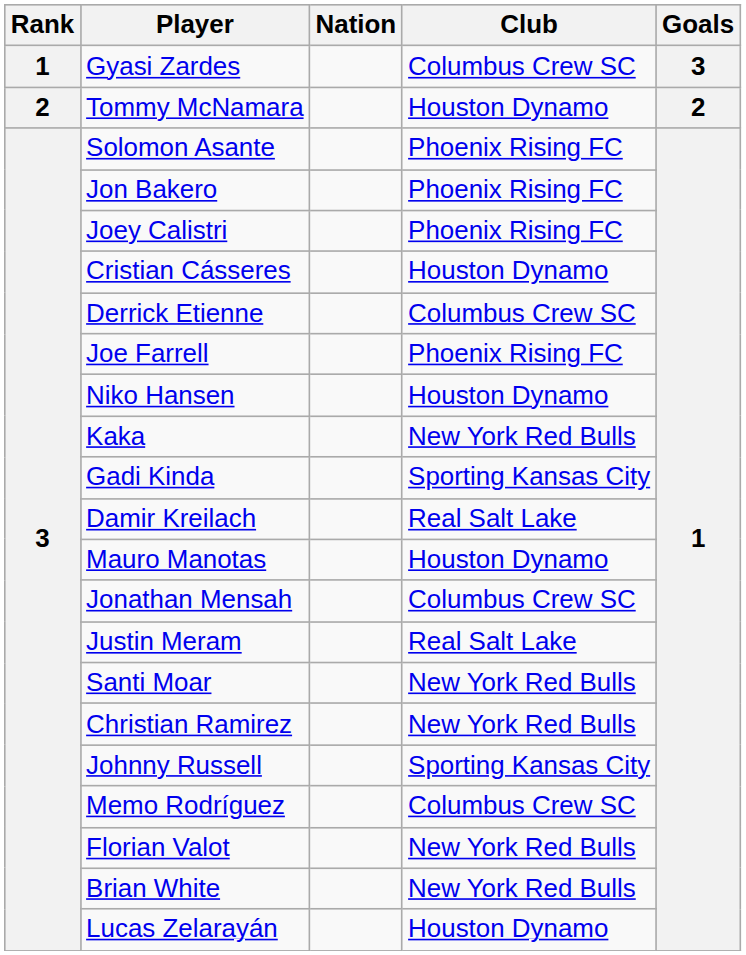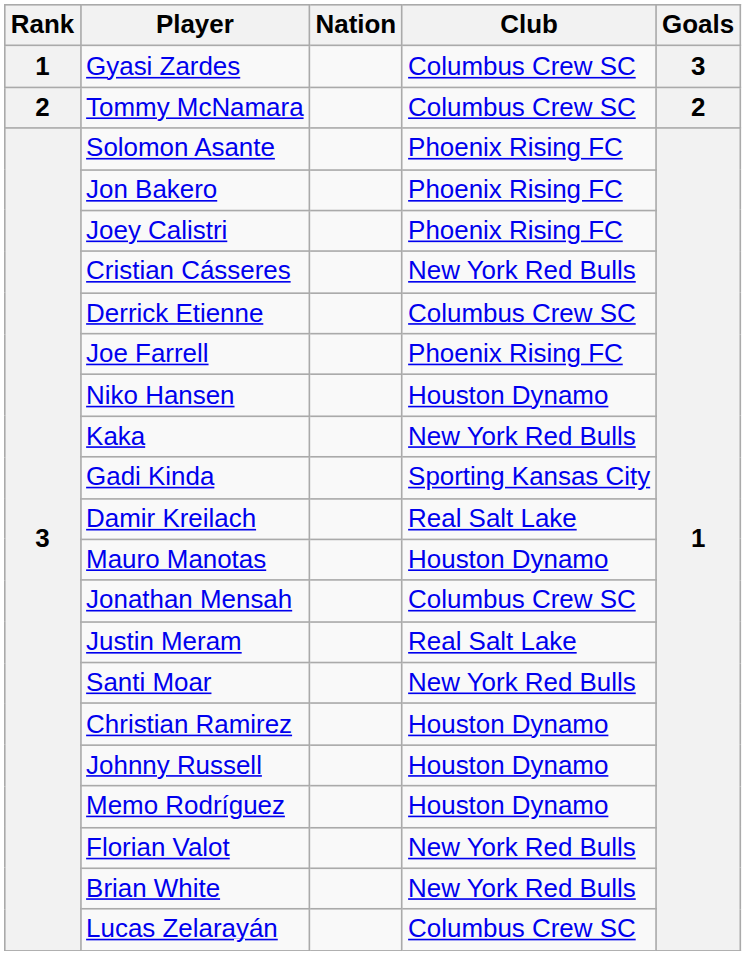(508, 107) Houston Dynamo -> (522, 107) Columbus Crew SC
(508, 271) Houston Dynamo -> (522, 271) New York Red Bulls
(522, 723) New York Red Bulls -> (508, 723) Houston Dynamo
(529, 764) Sporting Kansas City -> (508, 764) Houston Dynamo
(522, 806) Columbus Crew SC -> (508, 806) Houston Dynamo
(508, 929) Houston Dynamo -> (522, 929) Columbus Crew SC
